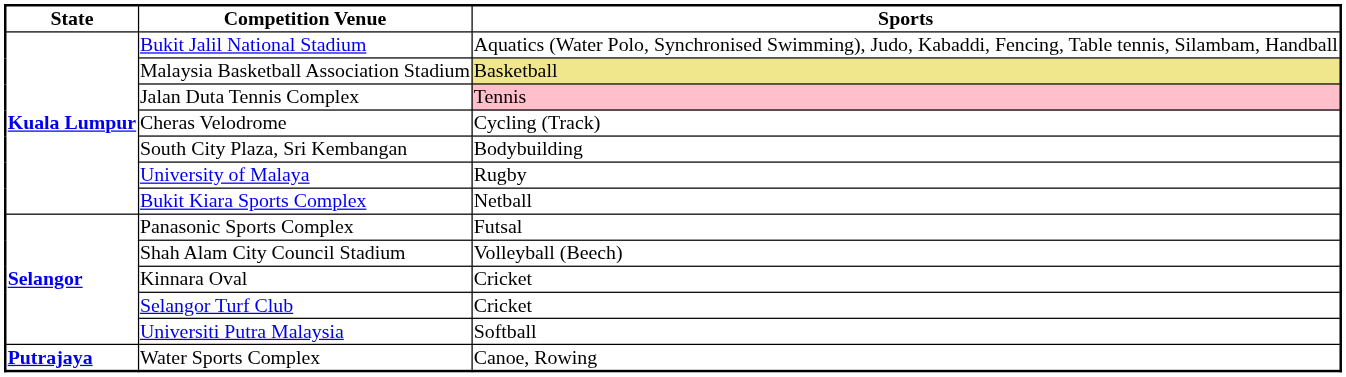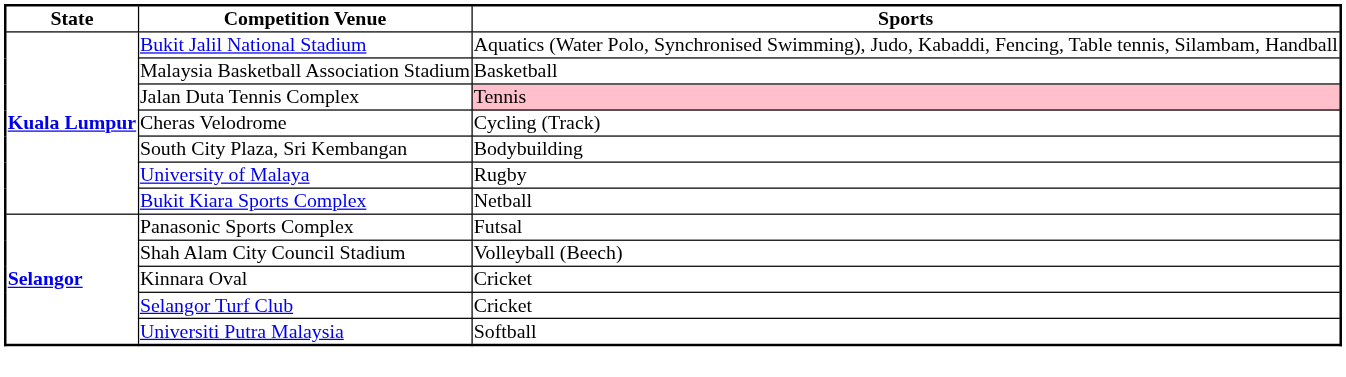(516, 70) khaki background -> (516, 70) no background
- row: (230, 357)
